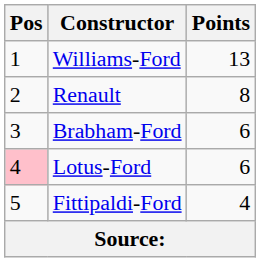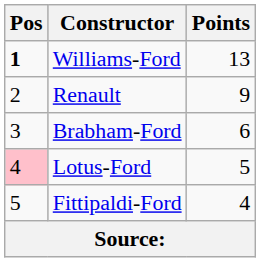(15, 58) normal -> (15, 58) bold
(245, 94) 8 -> (245, 94) 9
(245, 167) 6 -> (245, 167) 5
